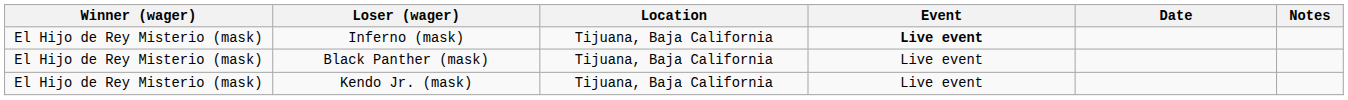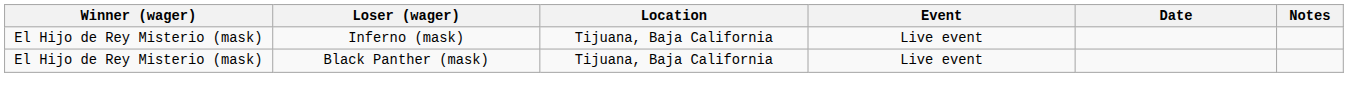(942, 38) bold -> (942, 38) normal
- row: (406, 83)
